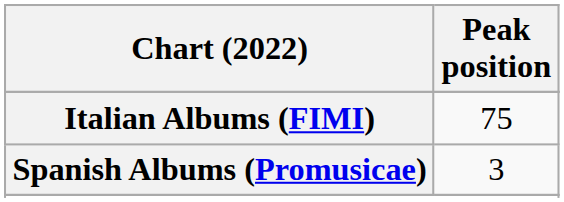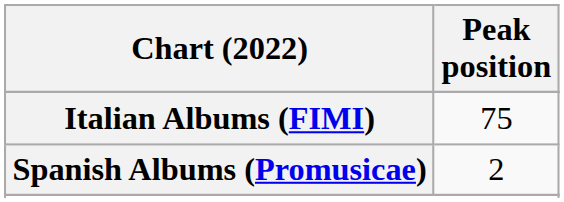(496, 169) 3 -> (496, 169) 2
